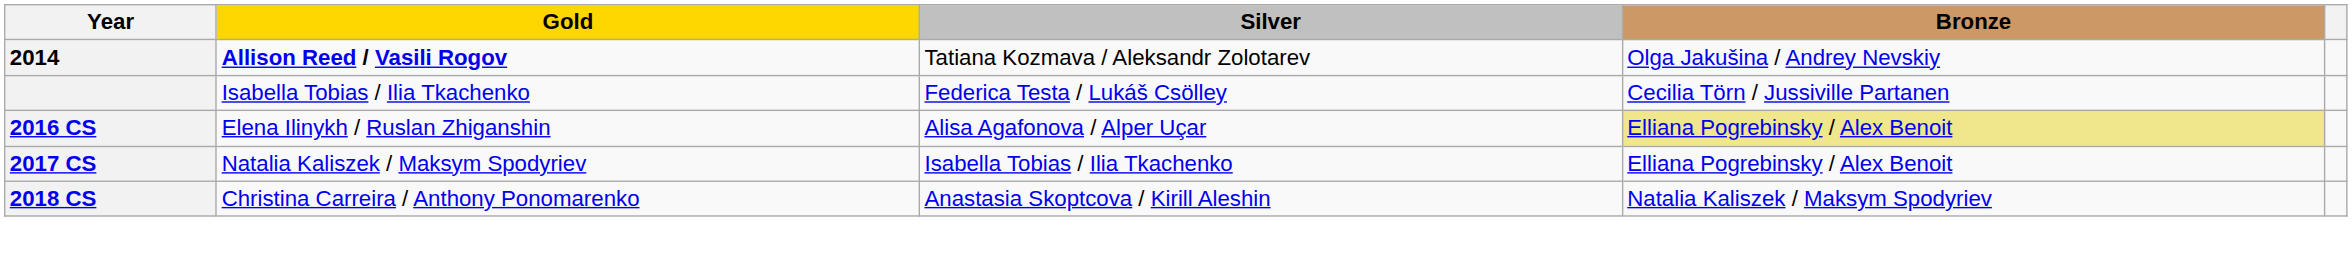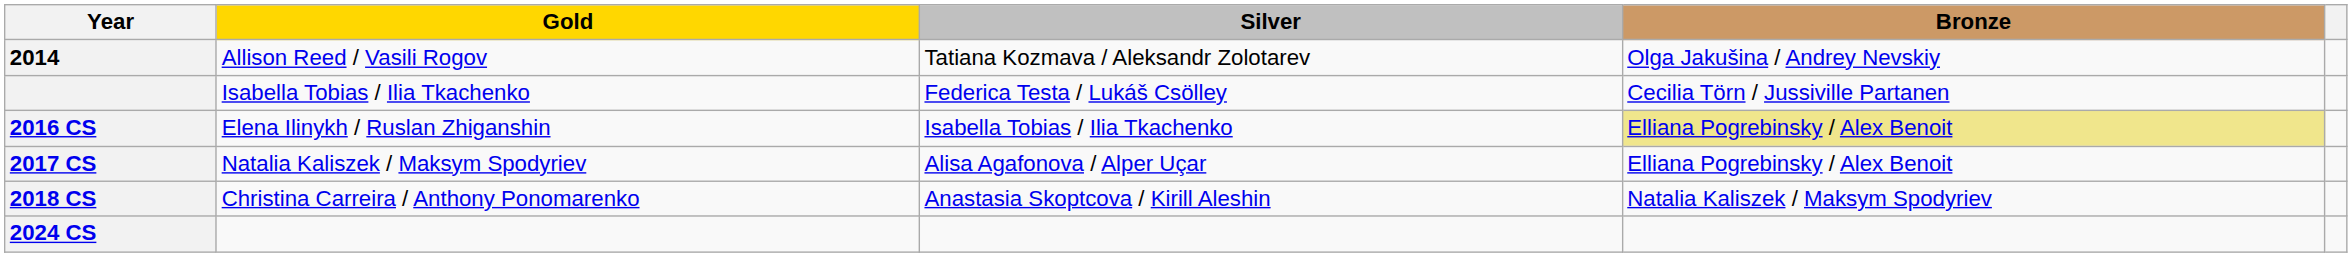(364, 57) bold -> (354, 57) normal
(1065, 127) Alisa Agafonova / Alper Uçar -> (1079, 127) Isabella Tobias / Ilia Tkachenko
(1079, 163) Isabella Tobias / Ilia Tkachenko -> (1065, 163) Alisa Agafonova / Alper Uçar
+ row: (53, 233)
